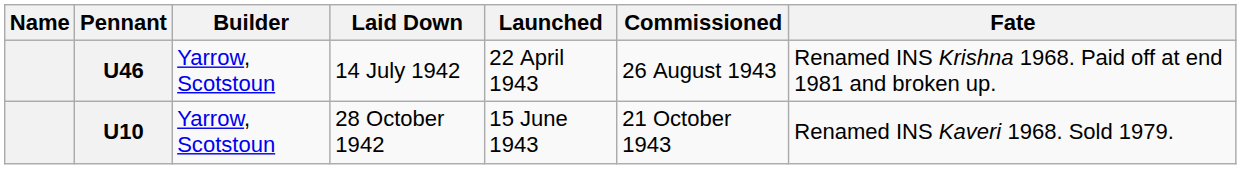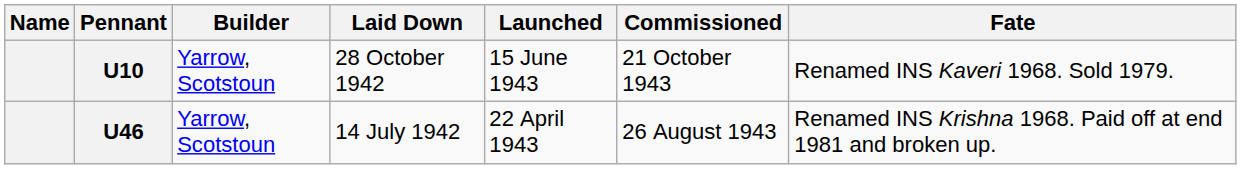rows swapped: (124, 70) <-> (124, 131)
